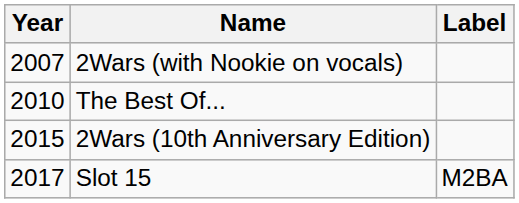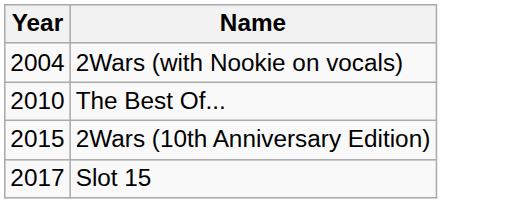- column: (475, 23)
(37, 62) 2007 -> (37, 62) 2004
